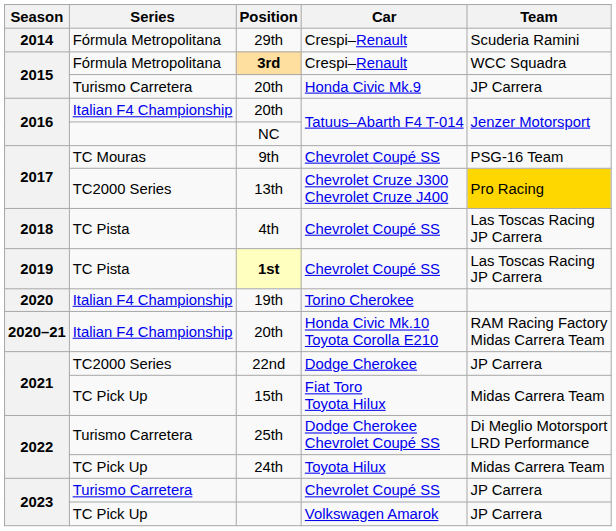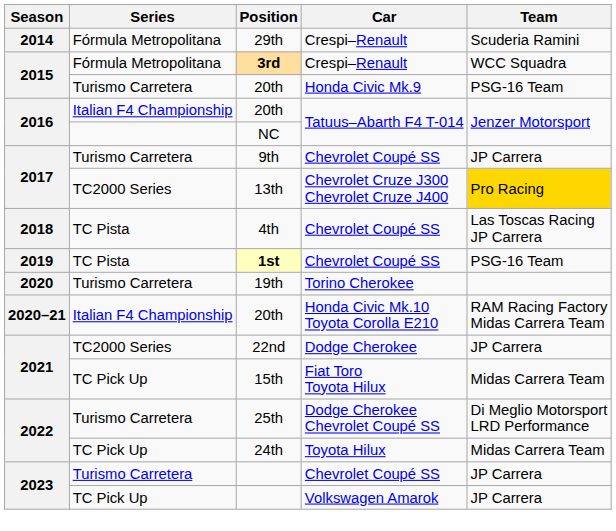(506, 87) JP Carrera -> (517, 87) PSG-16 Team
(109, 157) TC Mouras -> (133, 157) Turismo Carretera
(517, 157) PSG-16 Team -> (506, 157) JP Carrera
(533, 269) Las Toscas Racing JP Carrera -> (517, 260) PSG-16 Team
(153, 300) Italian F4 Championship -> (133, 284) Turismo Carretera
